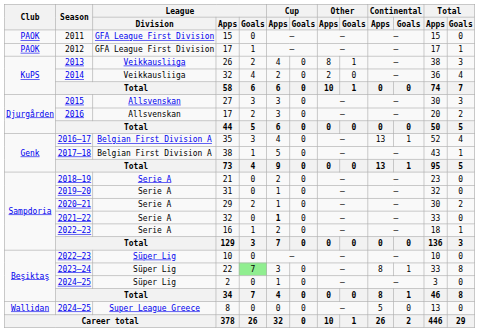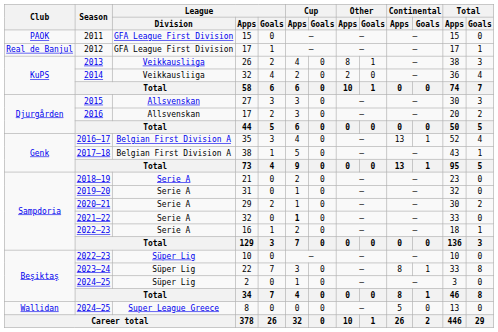(30, 50) PAOK -> (40, 50) Real de Banjul
(253, 269) lightgreen background -> (272, 269) no background
